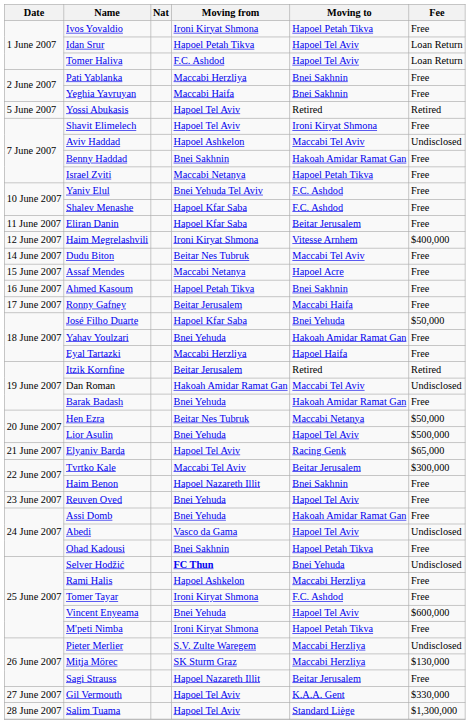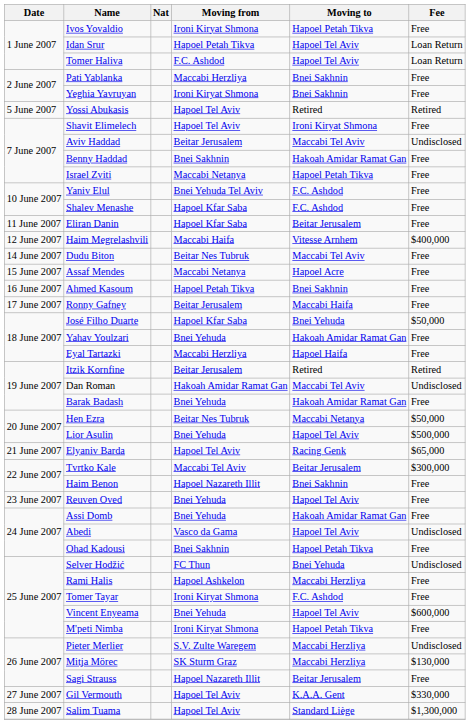(204, 93) Maccabi Haifa -> (216, 93) Ironi Kiryat Shmona
(209, 142) Hapoel Ashkelon -> (208, 142) Beitar Jerusalem
(216, 239) Ironi Kiryat Shmona -> (204, 239) Maccabi Haifa
(194, 564) bold -> (192, 564) normal
